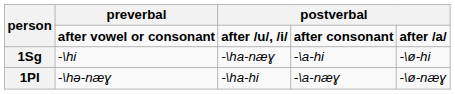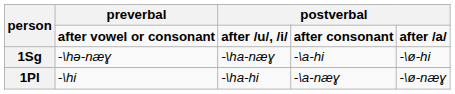(67, 57) -\hi -> (84, 57) -\hə-næɣ
(84, 78) -\hə-næɣ -> (67, 78) -\hi
